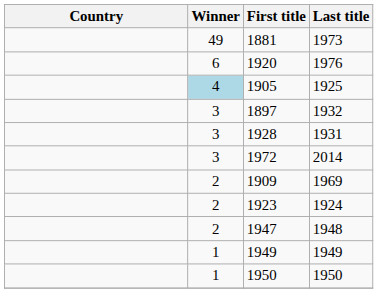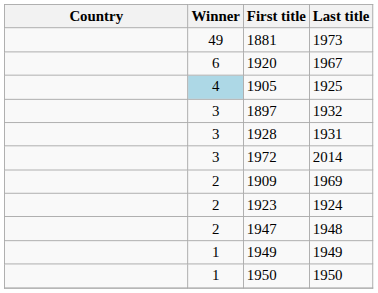(328, 63) 1976 -> (328, 63) 1967
